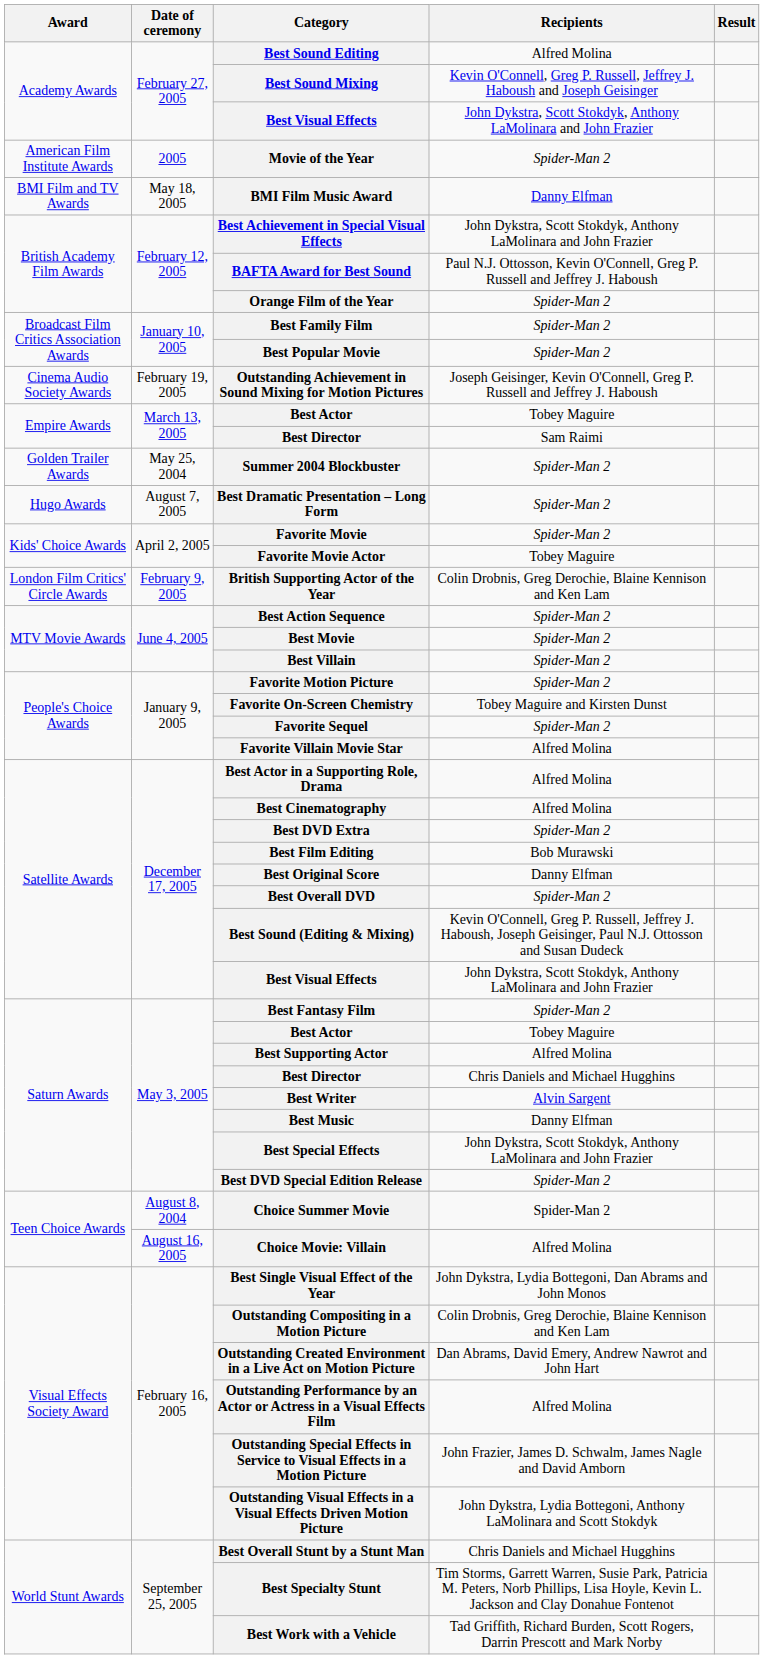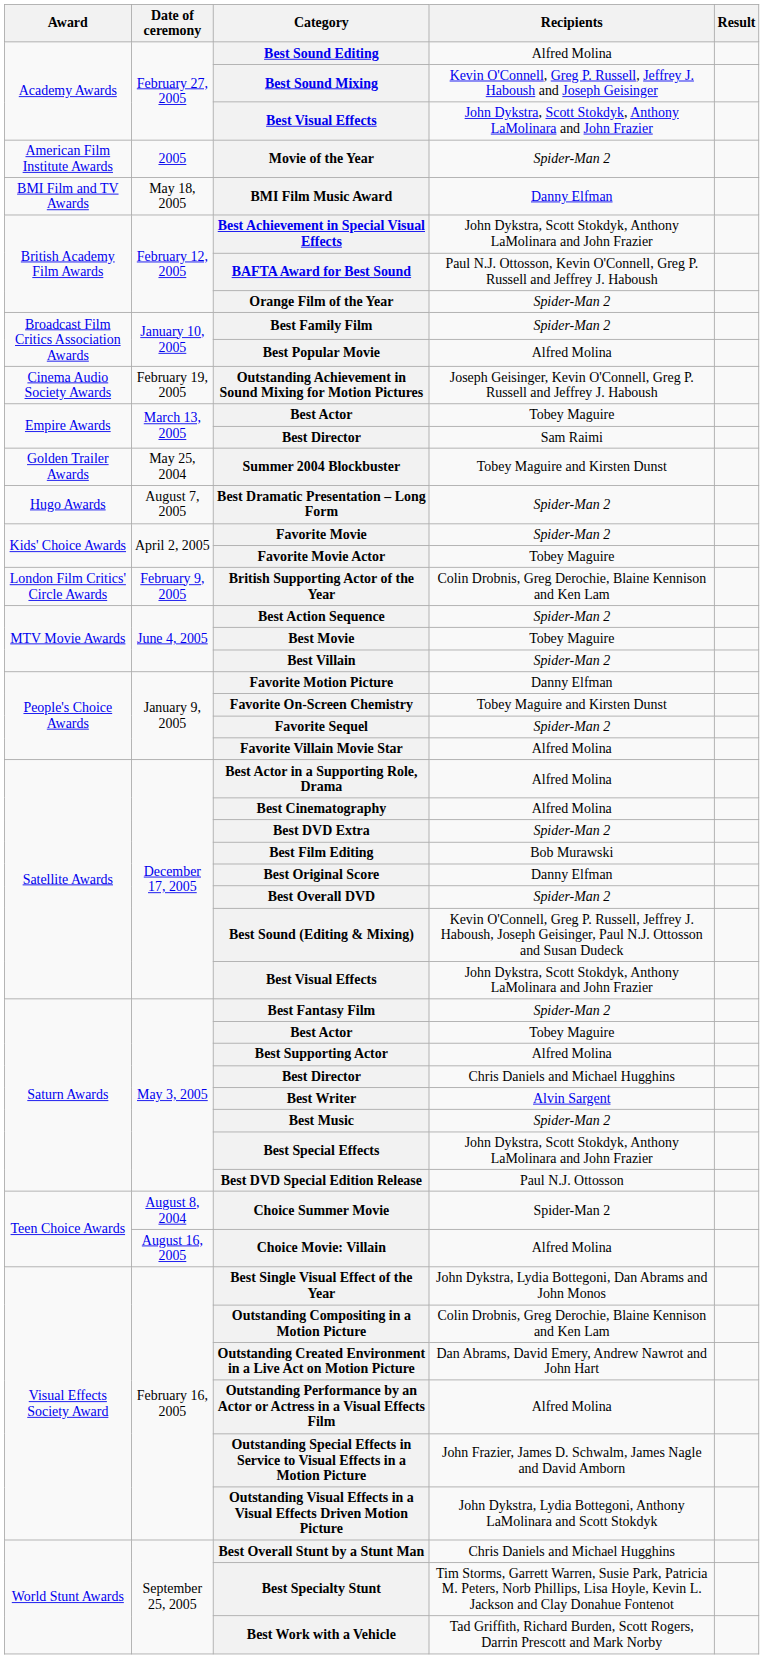(572, 352) Spider-Man 2 -> (572, 352) Alfred Molina
(572, 466) Spider-Man 2 -> (572, 466) Tobey Maguire and Kirsten Dunst
(572, 638) Spider-Man 2 -> (572, 638) Tobey Maguire
(572, 682) Spider-Man 2 -> (572, 682) Danny Elfman
(572, 1120) Danny Elfman -> (572, 1120) Spider-Man 2
(572, 1180) Spider-Man 2 -> (572, 1180) Paul N.J. Ottosson
